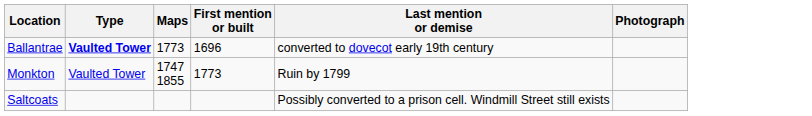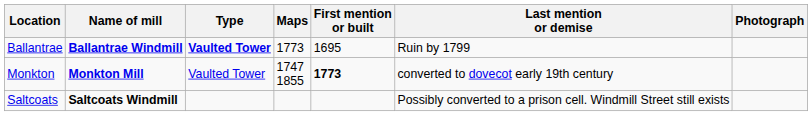+ column: (125, 21)
(208, 47) 1696 -> (327, 47) 1695
(385, 47) converted to dovecot early 19th century -> (434, 47) Ruin by 1799
(208, 74) normal -> (327, 74) bold
(314, 74) Ruin by 1799 -> (505, 74) converted to dovecot early 19th century
